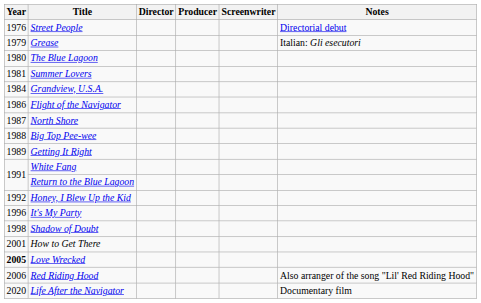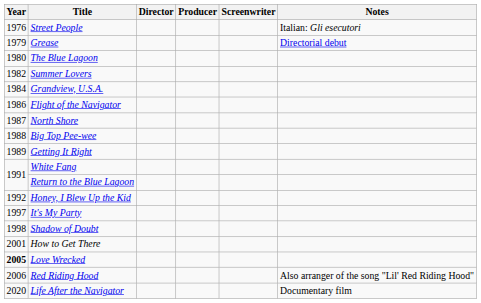(313, 27) Directorial debut -> (320, 27) Italian: Gli esecutori
(320, 43) Italian: Gli esecutori -> (313, 43) Directorial debut
(16, 74) 1981 -> (16, 74) 1982
(16, 213) 1996 -> (16, 213) 1997
